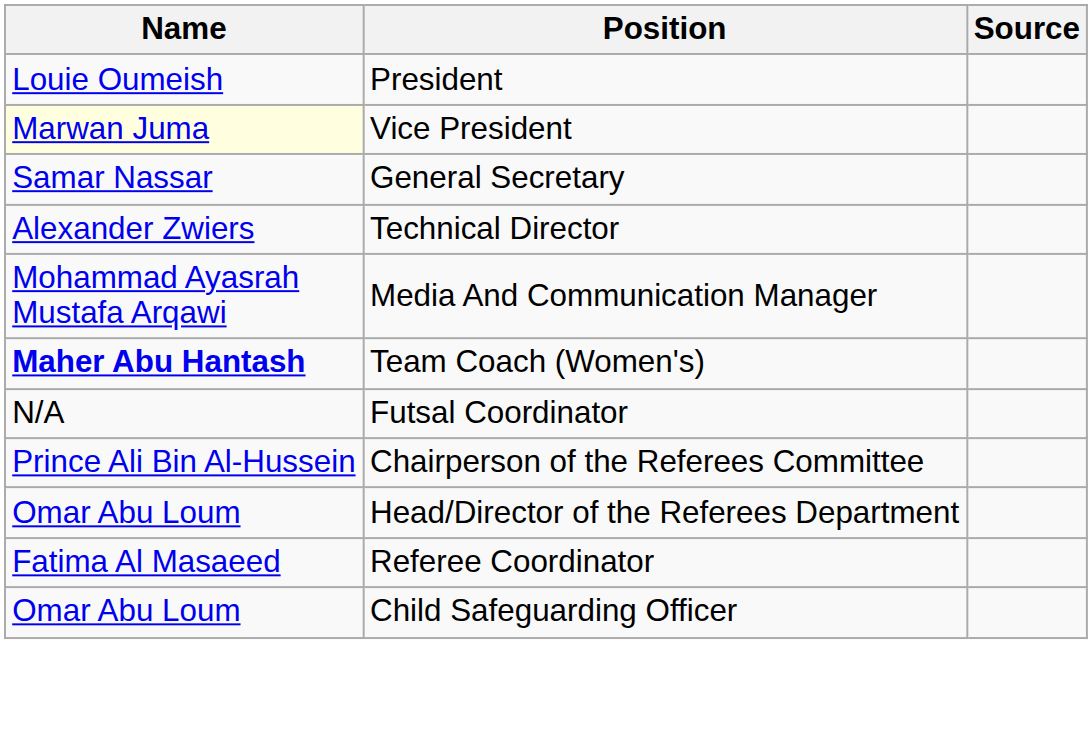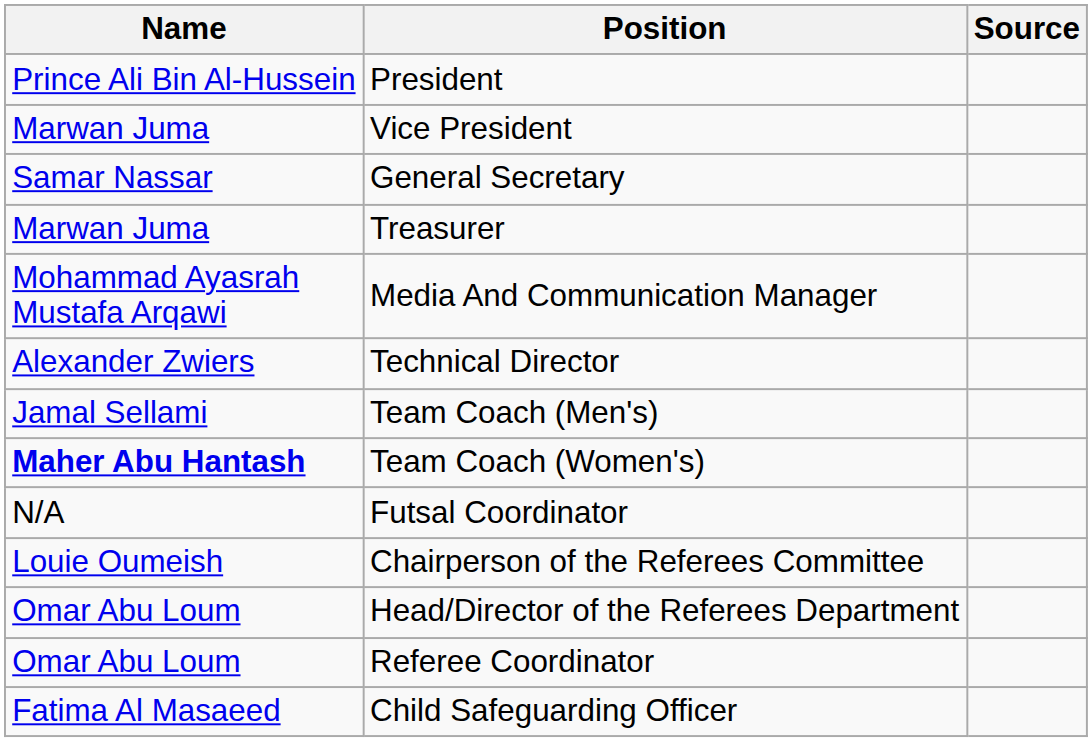(118, 79) Louie Oumeish -> (184, 79) Prince Ali Bin Al-Hussein
(111, 128) lightyellow background -> (111, 128) no background
+ row: (437, 228)
rows swapped: (624, 295) <-> (495, 228)
+ row: (514, 412)
(184, 462) Prince Ali Bin Al-Hussein -> (118, 561) Louie Oumeish
(146, 561) Fatima Al Masaeed -> (126, 661) Omar Abu Loum
(126, 611) Omar Abu Loum -> (146, 711) Fatima Al Masaeed
